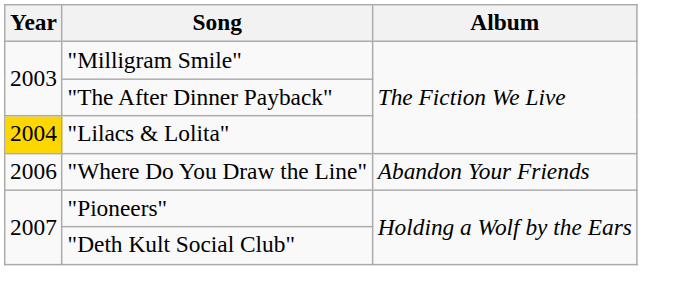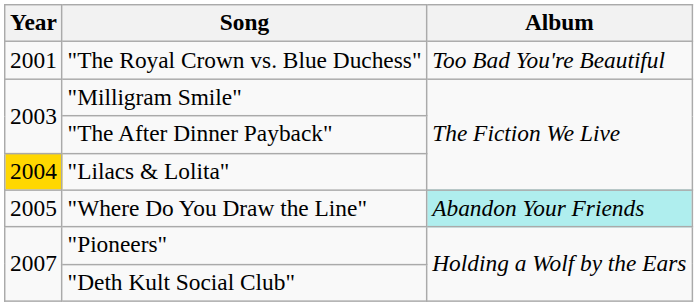+ row: (245, 60)
(33, 171) 2006 -> (33, 208) 2005
(484, 171) no background -> (538, 208) paleturquoise background
